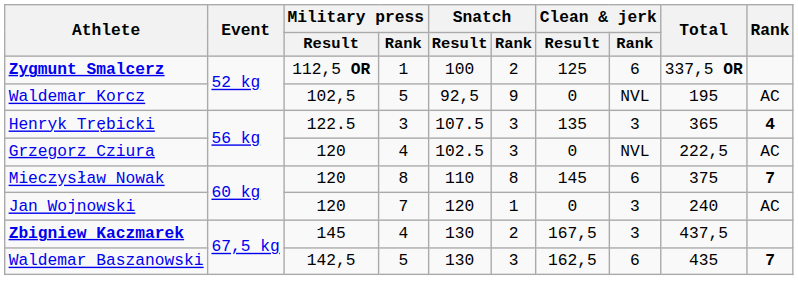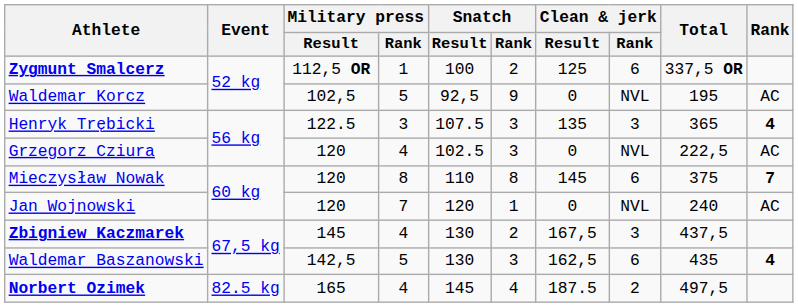(635, 206) 3 -> (635, 206) NVL
(770, 261) 7 -> (770, 261) 4
+ row: (77, 288)
